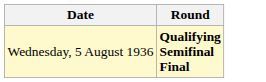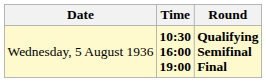+ column: (175, 15)
